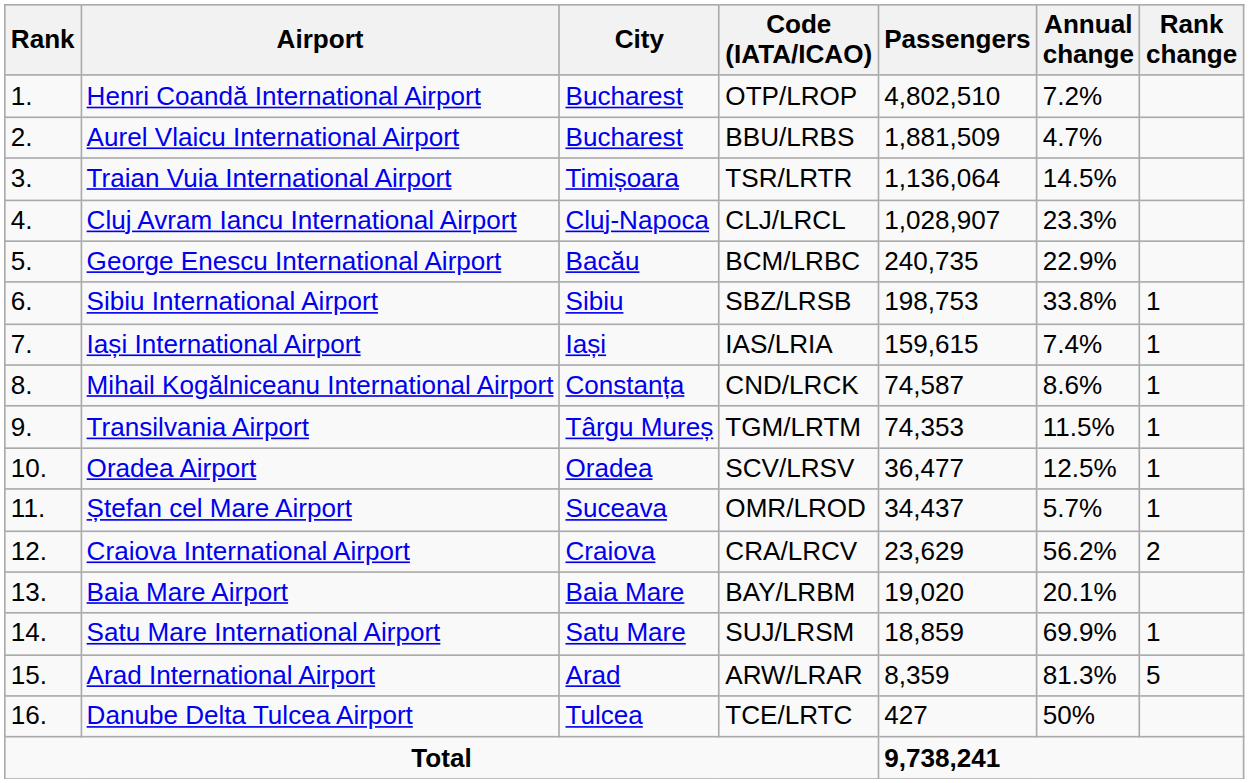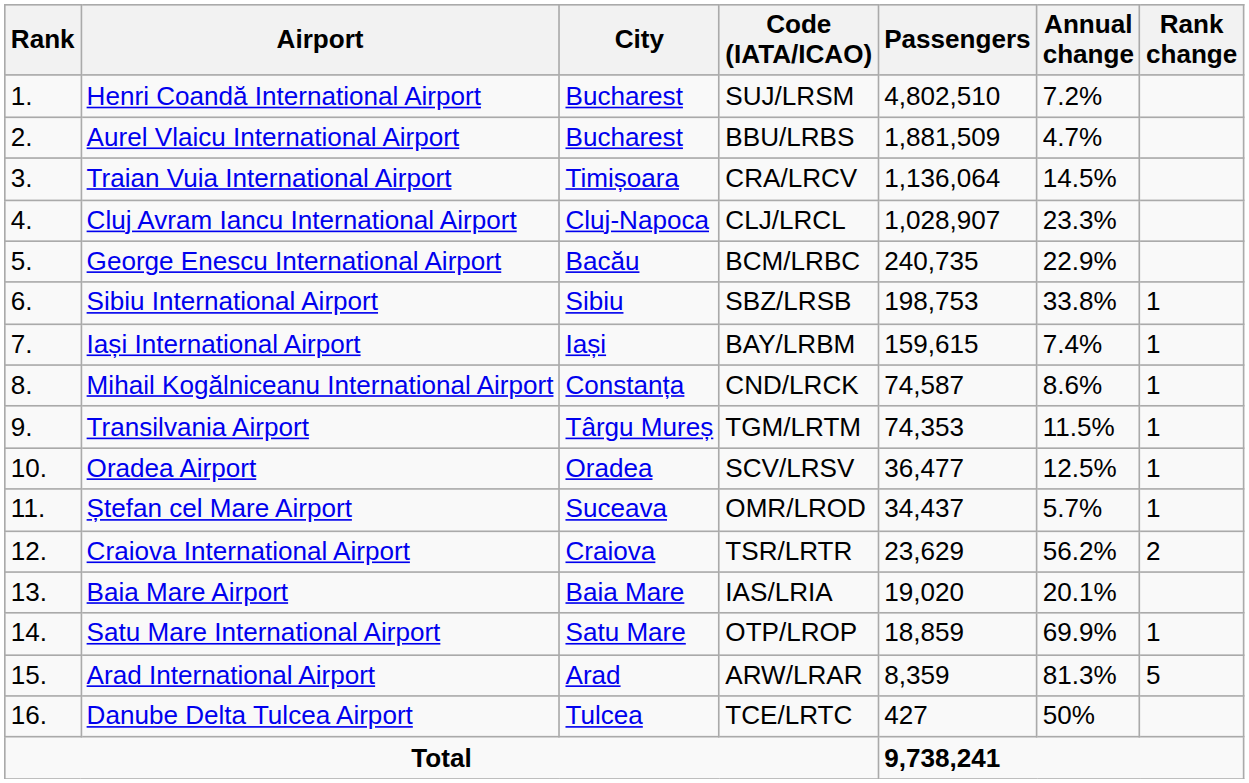(791, 95) OTP/LROP -> (790, 95) SUJ/LRSM
(789, 178) TSR/LRTR -> (791, 178) CRA/LRCV
(779, 344) IAS/LRIA -> (790, 344) BAY/LRBM
(791, 550) CRA/LRCV -> (789, 550) TSR/LRTR
(790, 592) BAY/LRBM -> (779, 592) IAS/LRIA
(790, 633) SUJ/LRSM -> (791, 633) OTP/LROP
